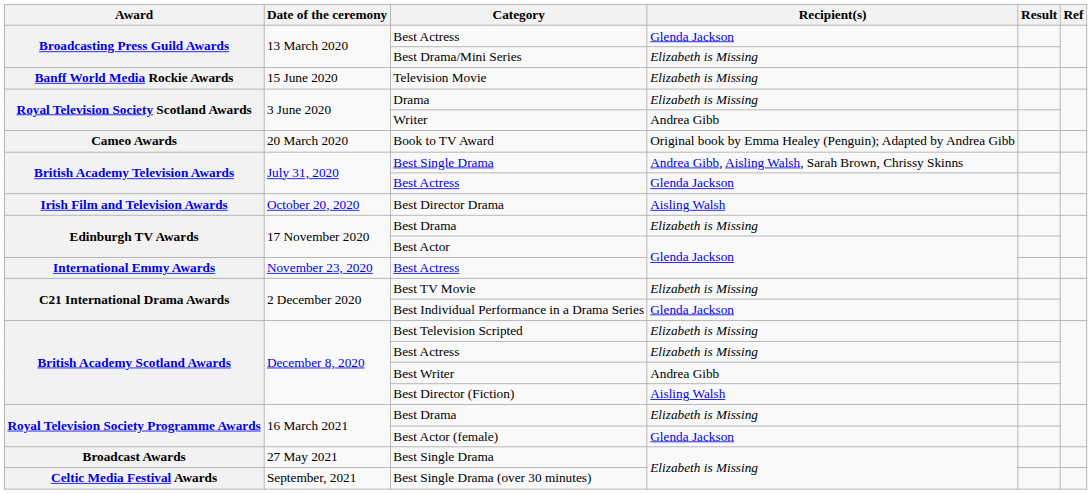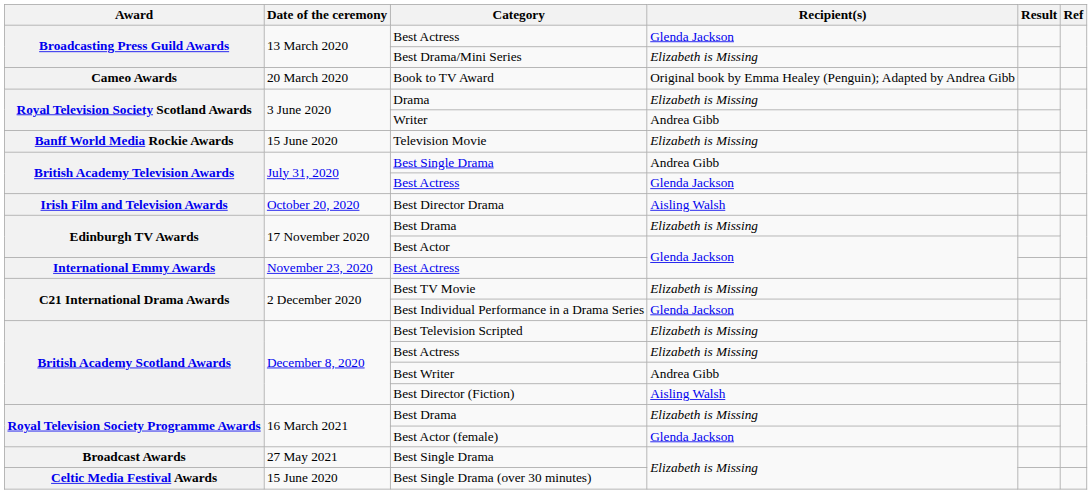rows swapped: (134, 141) <-> (134, 78)
(807, 162) Andrea Gibb, Aisling Walsh, Sarah Brown, Chrissy Skinns -> (685, 162) Andrea Gibb
(312, 478) September, 2021 -> (302, 478) 15 June 2020
